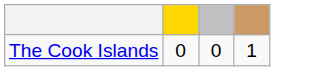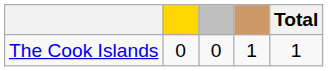+ column: (296, 19)
